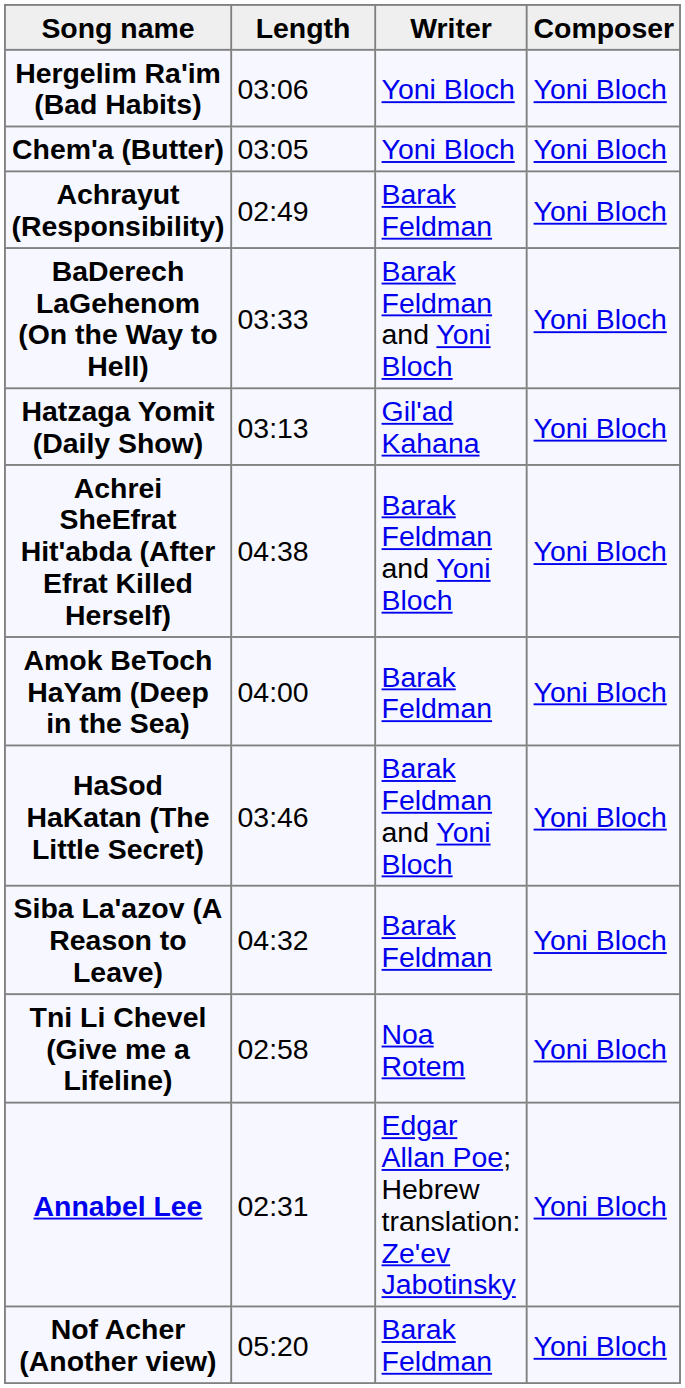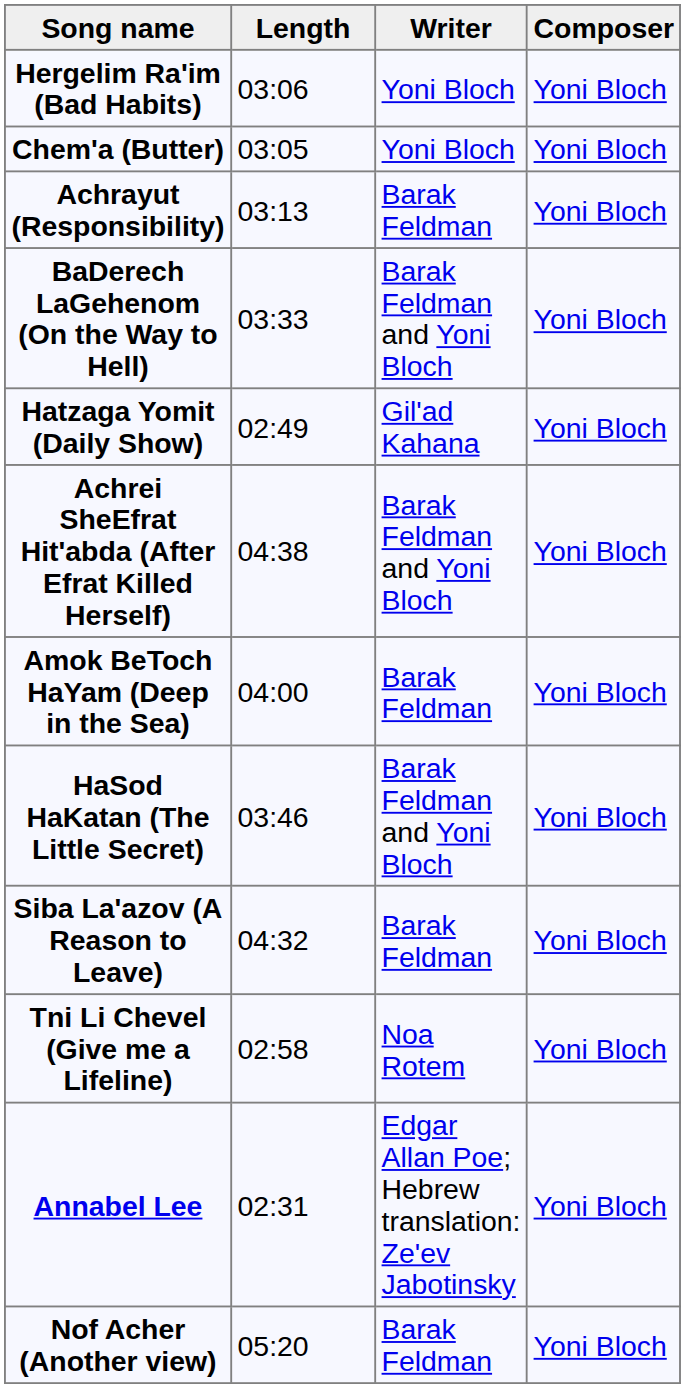(273, 210) 02:49 -> (273, 210) 03:13
(273, 427) 03:13 -> (273, 427) 02:49
